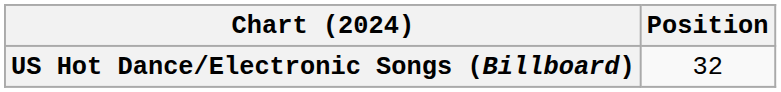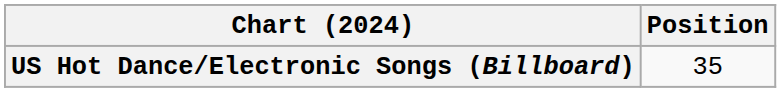(708, 67) 32 -> (708, 67) 35
